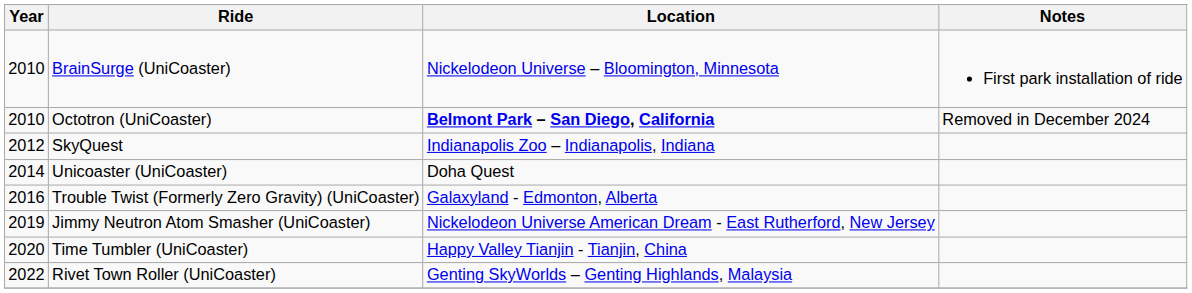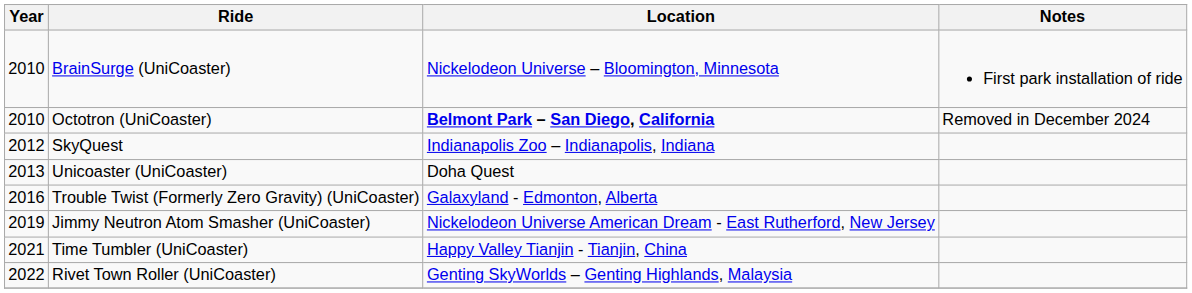(26, 171) 2014 -> (26, 171) 2013
(26, 249) 2020 -> (26, 249) 2021
